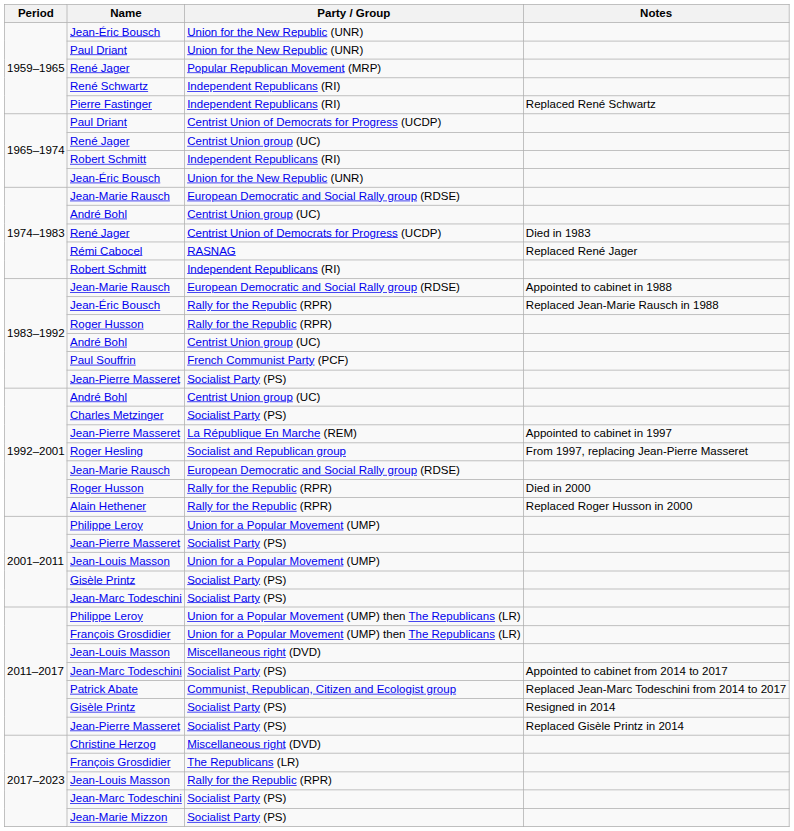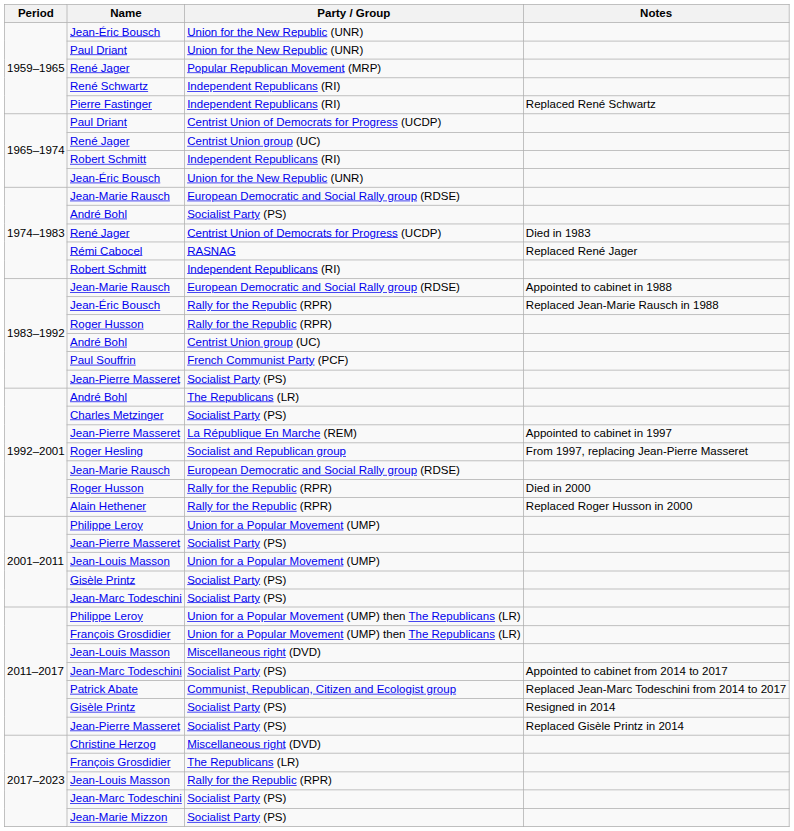(254, 214) Centrist Union group (UC) -> (237, 214) Socialist Party (PS)
(254, 397) Centrist Union group (UC) -> (243, 397) The Republicans (LR)
